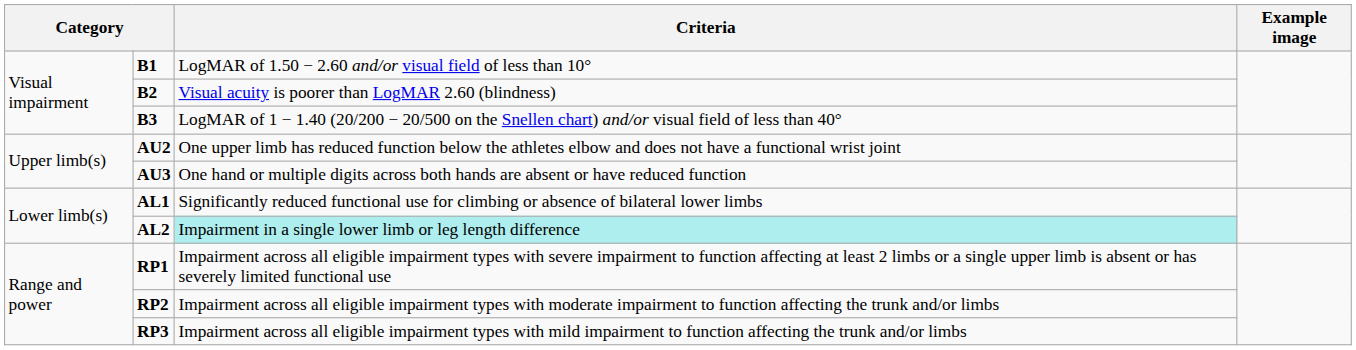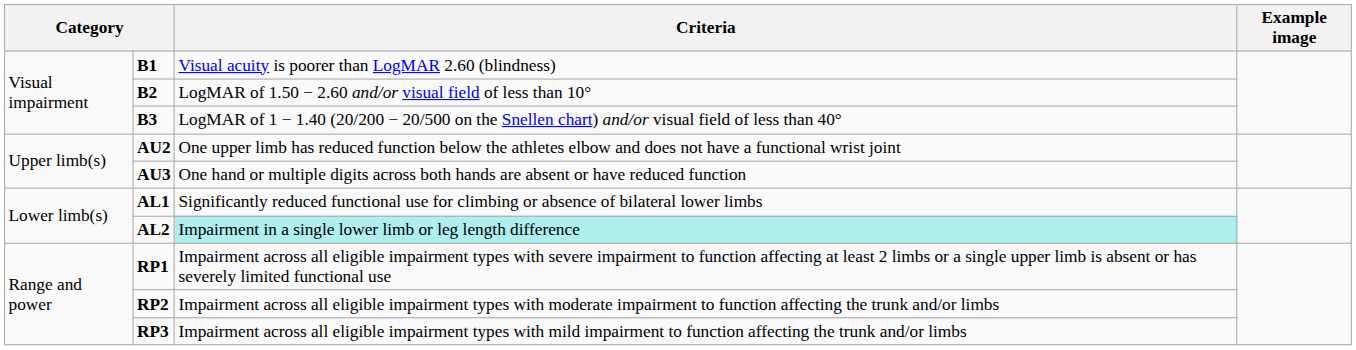(385, 65) LogMAR of 1.50 − 2.60 and/or visual field of less than 10° -> (367, 65) Visual acuity is poorer than LogMAR 2.60 (blindness)
(367, 92) Visual acuity is poorer than LogMAR 2.60 (blindness) -> (385, 92) LogMAR of 1.50 − 2.60 and/or visual field of less than 10°
